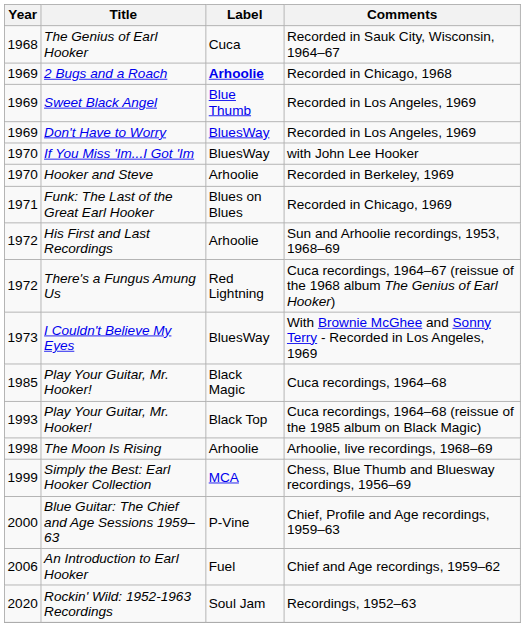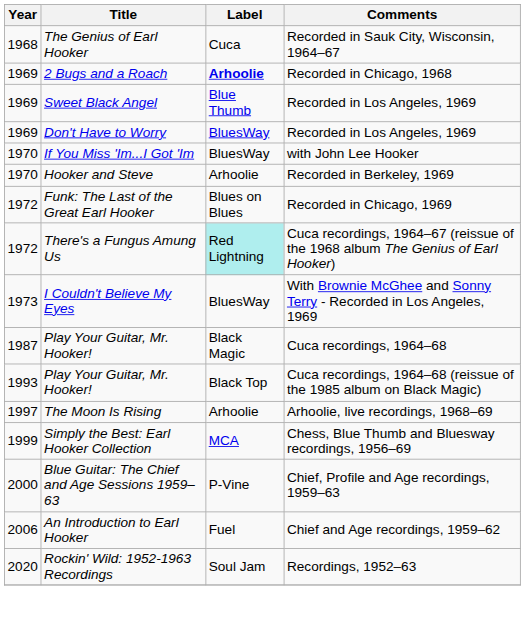(23, 204) 1971 -> (23, 204) 1972
- row: (97, 241)
(236, 285) no background -> (236, 249) paleturquoise background
(23, 382) 1985 -> (23, 345) 1987
(23, 448) 1998 -> (23, 411) 1997
